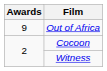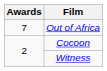(24, 27) 9 -> (24, 27) 7
